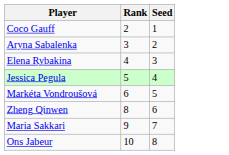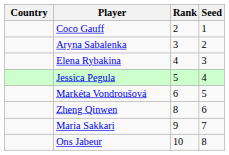+ column: (29, 12)
